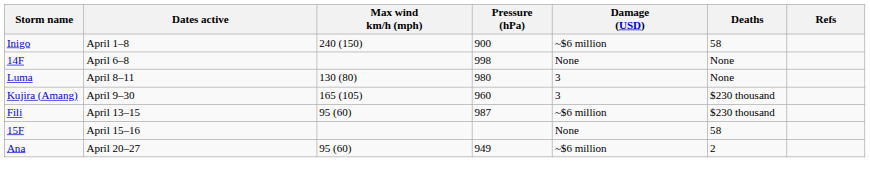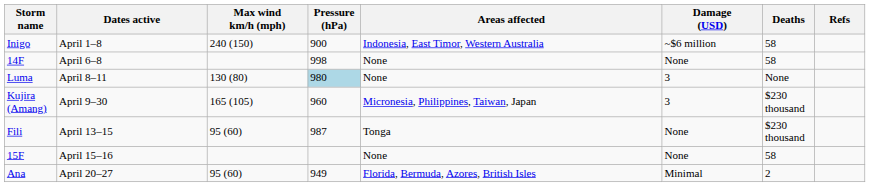+ column: (511, 19)
(722, 60) None -> (770, 60) 58
(483, 78) no background -> (318, 78) lightblue background
(581, 113) ~$6 million -> (676, 131) None
(581, 148) ~$6 million -> (683, 173) Minimal
